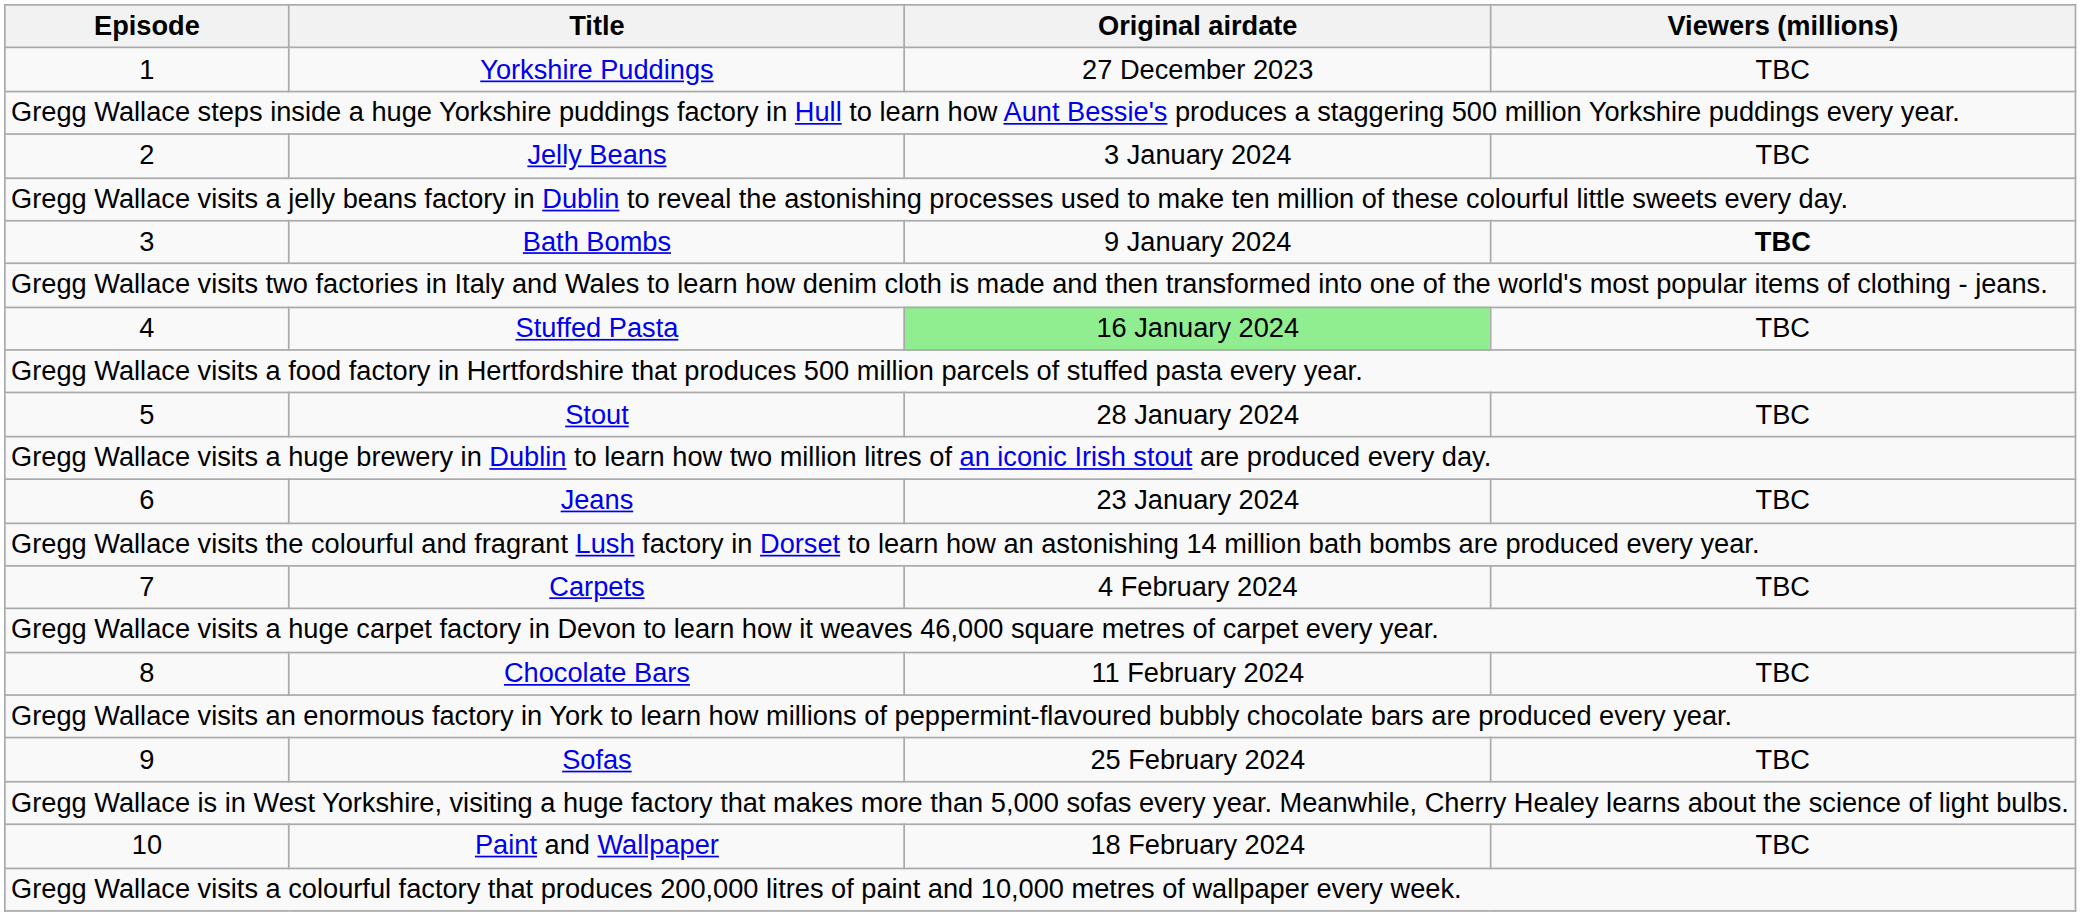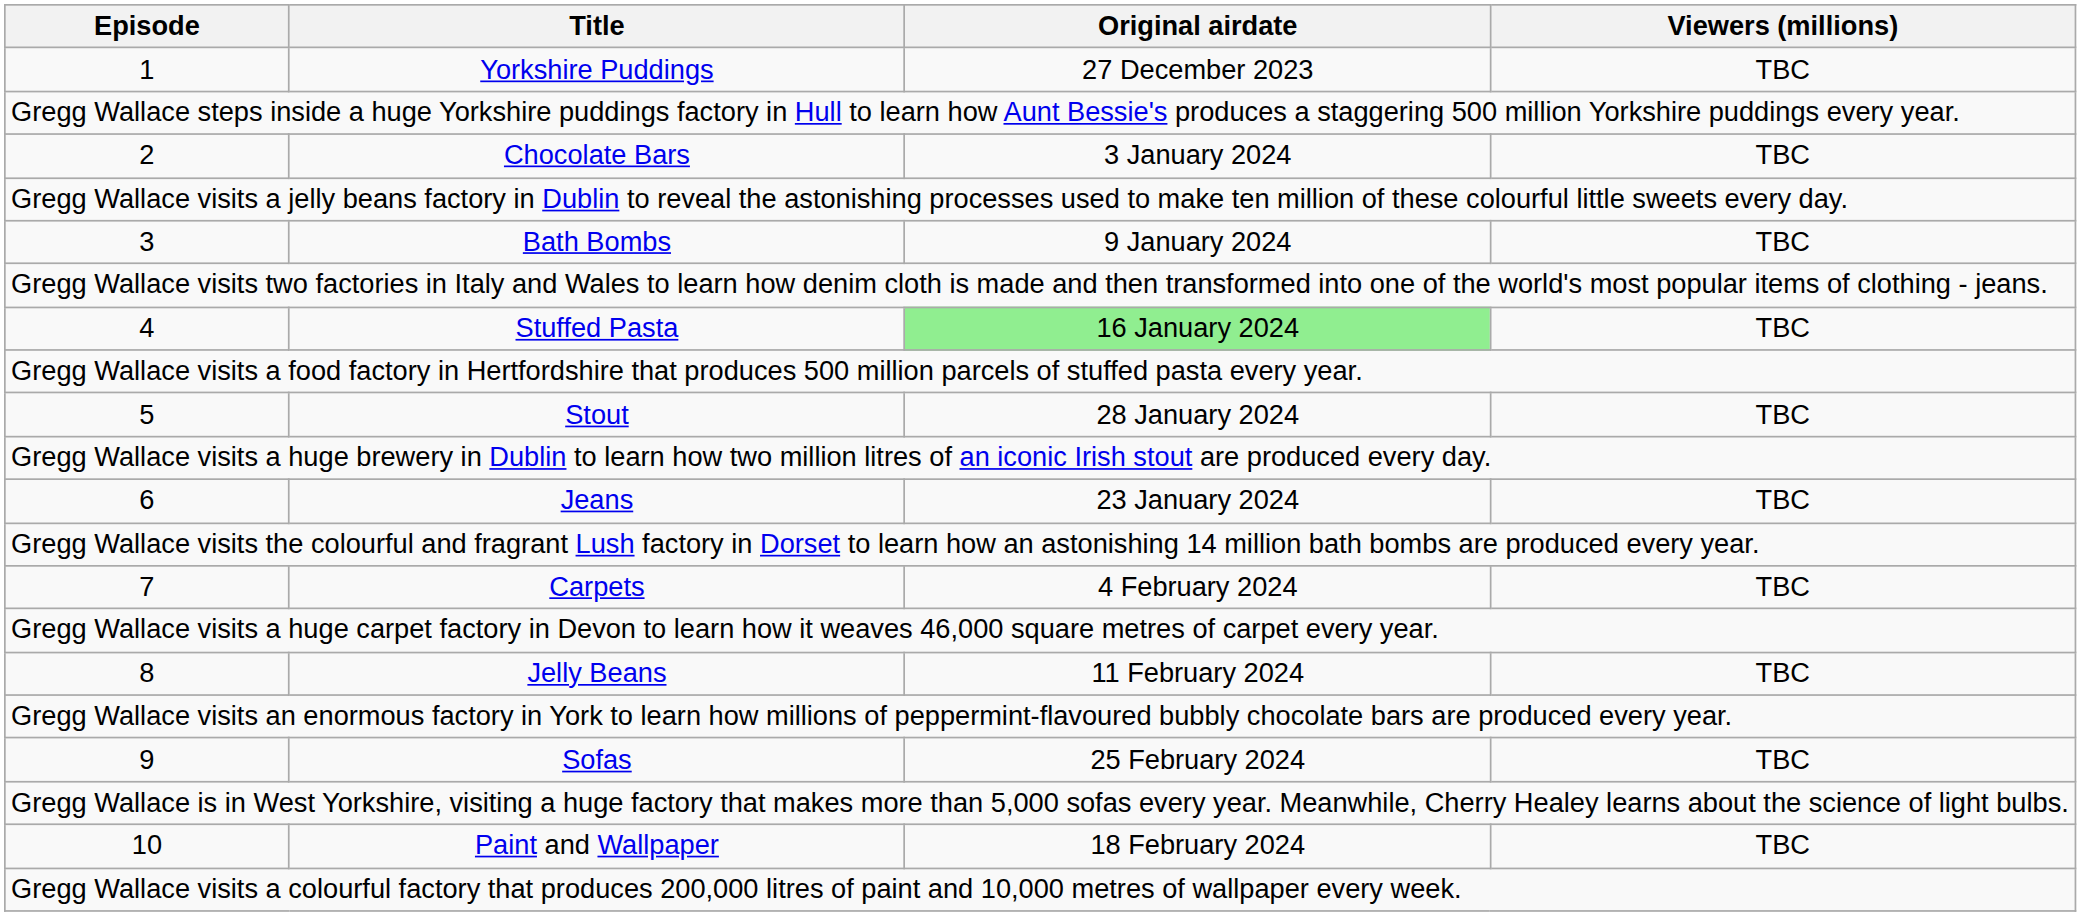(597, 155) Jelly Beans -> (597, 155) Chocolate Bars
(1783, 241) bold -> (1783, 241) normal
(597, 673) Chocolate Bars -> (597, 673) Jelly Beans
